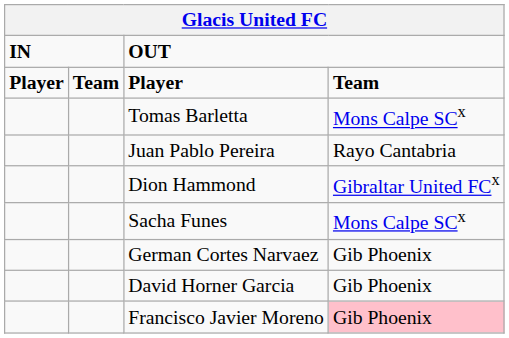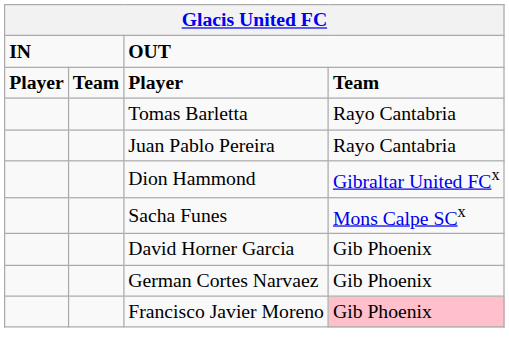(399, 116) Mons Calpe SCx -> (394, 113) Rayo Cantabria
rows swapped: (223, 254) <-> (211, 285)
